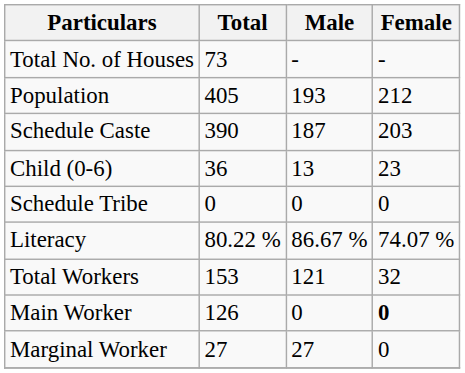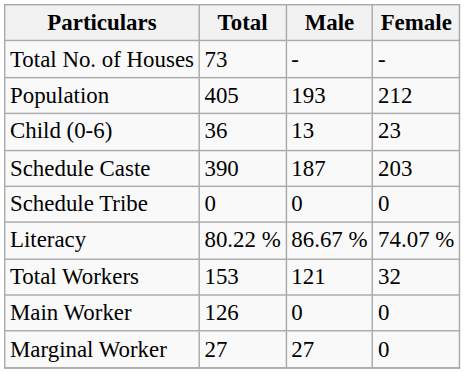rows swapped: (61, 167) <-> (80, 131)
(384, 312) bold -> (384, 312) normal
